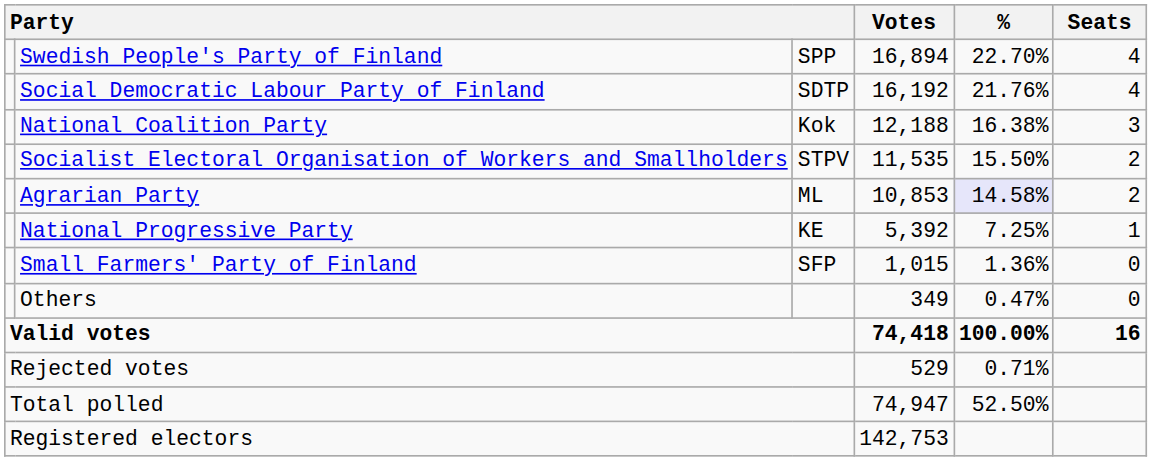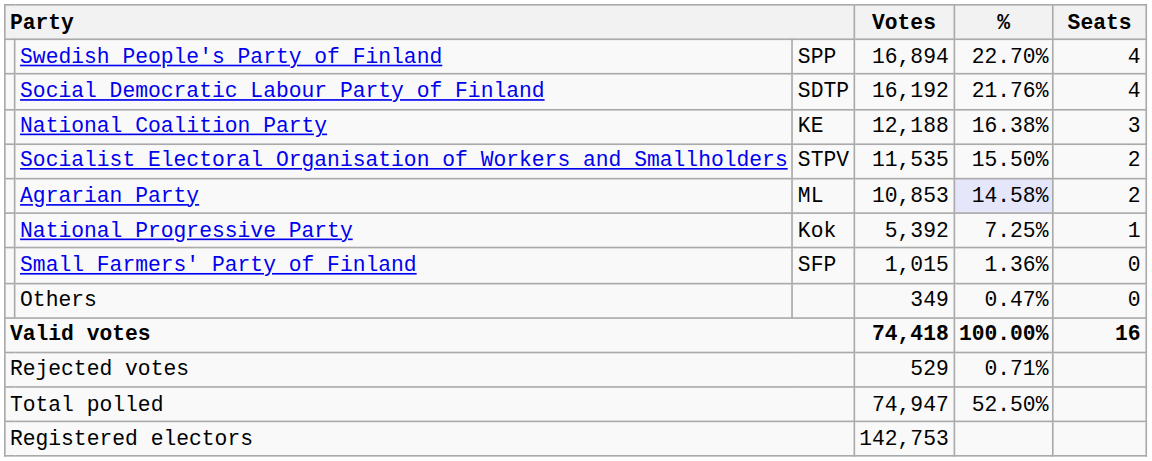(817, 126) Kok -> (811, 126) KE
(811, 231) KE -> (817, 231) Kok
